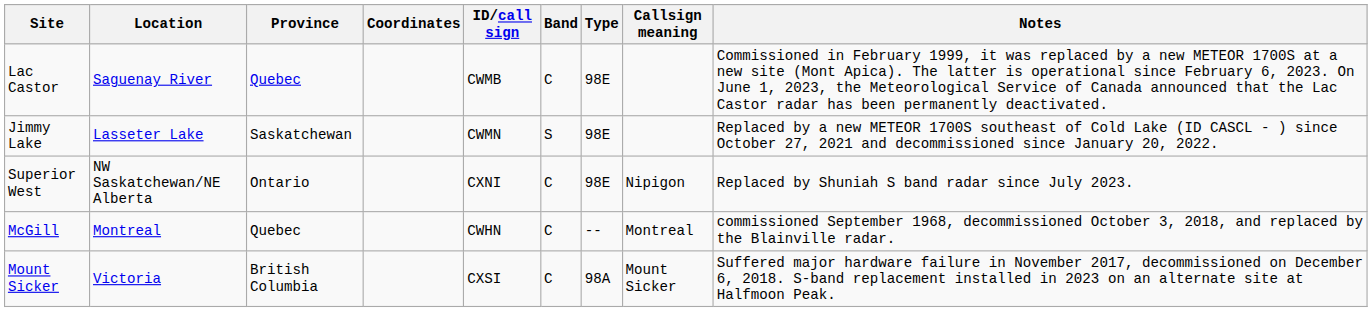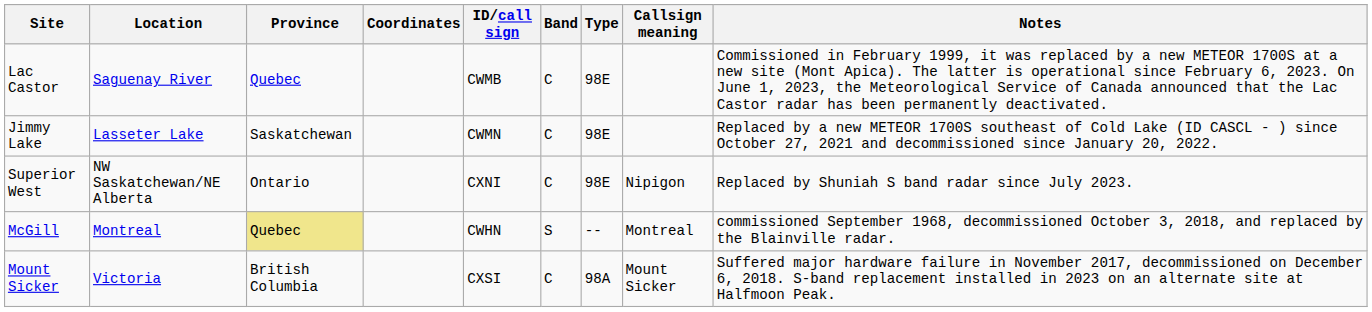(548, 136) S -> (548, 136) C
(275, 231) no background -> (275, 231) khaki background
(548, 231) C -> (548, 231) S
